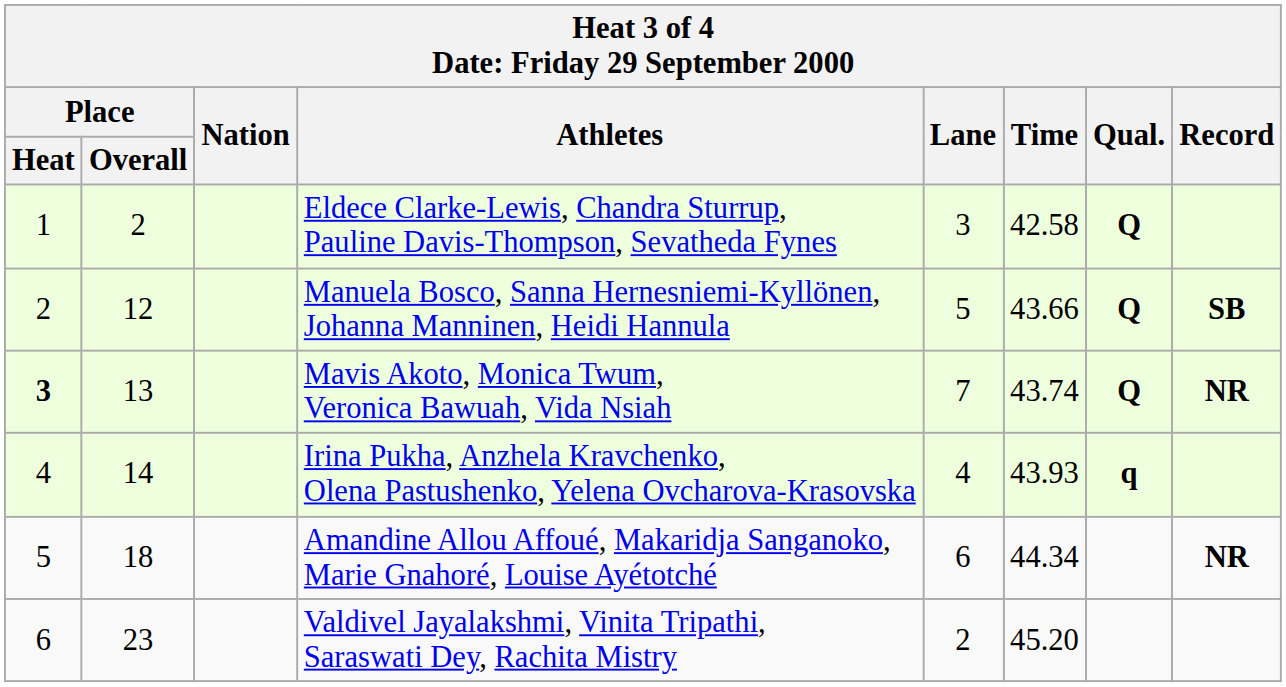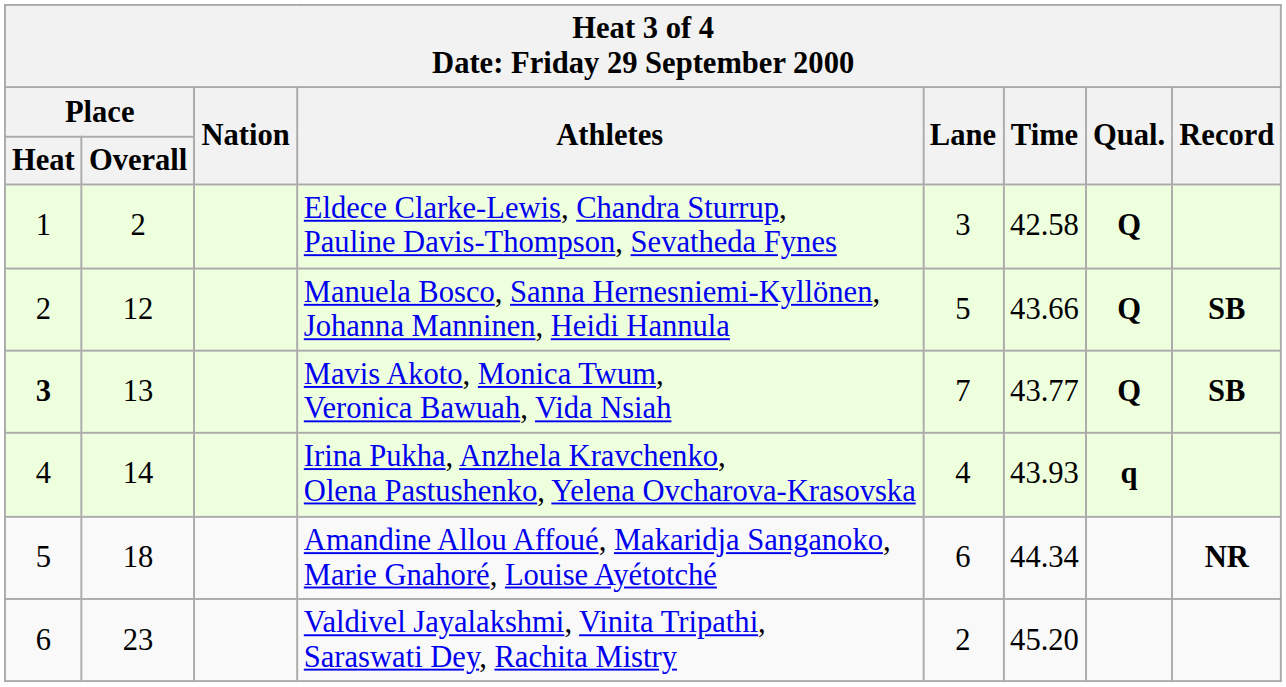(1045, 391) 43.74 -> (1045, 391) 43.77
(1227, 391) NR -> (1227, 391) SB
